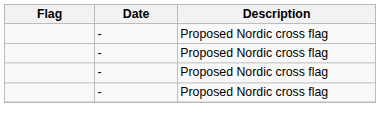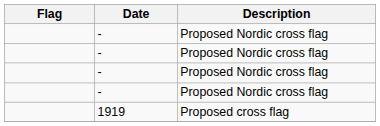+ row: (111, 111)
